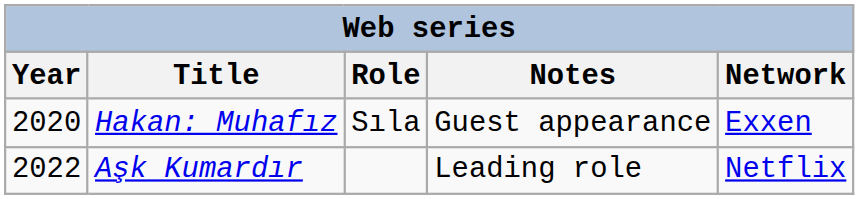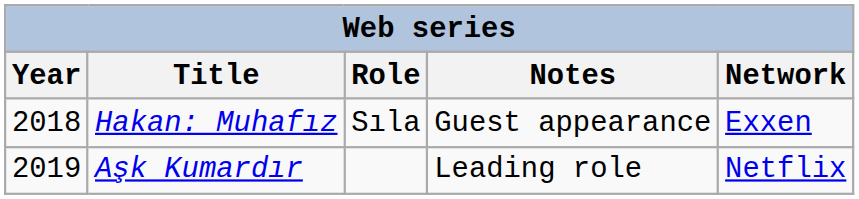(47, 123) 2020 -> (47, 123) 2018
(47, 170) 2022 -> (47, 170) 2019
